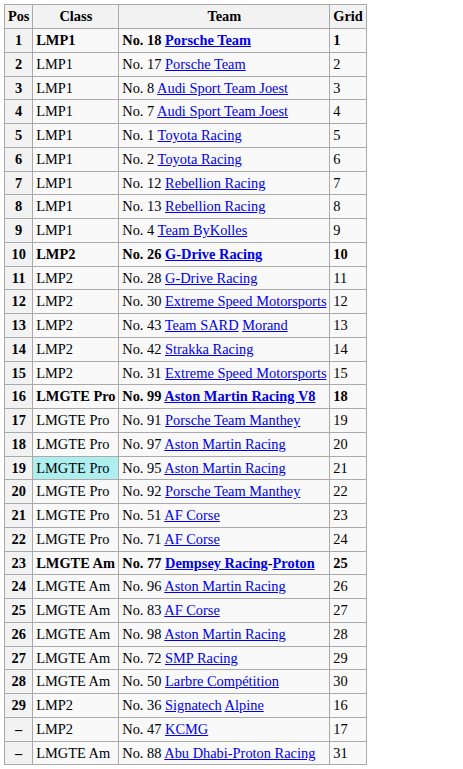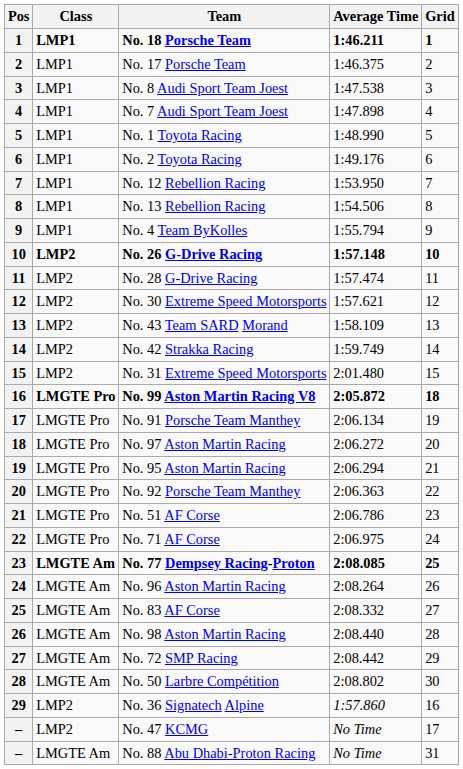+ column: (376, 16)
(73, 468) paleturquoise background -> (73, 468) no background
